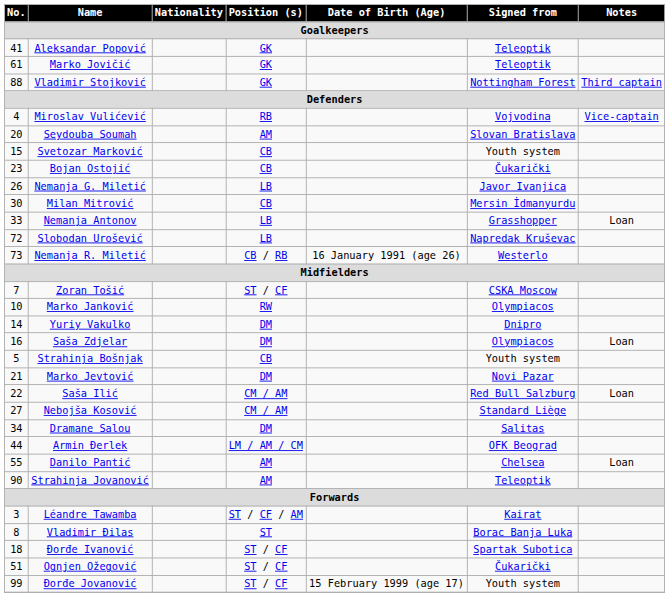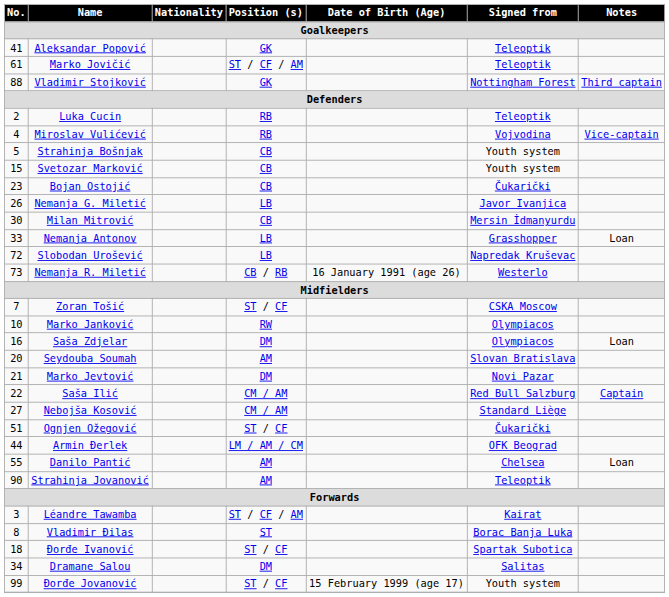(266, 65) GK -> (266, 65) ST / CF / AM
+ row: (90, 117)
rows swapped: (90, 359) <-> (90, 134)
- row: (90, 324)
(622, 393) Loan -> (622, 393) Captain
rows swapped: (90, 428) <-> (90, 566)
